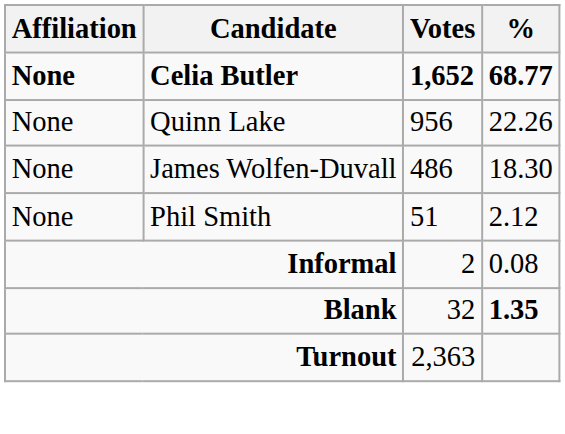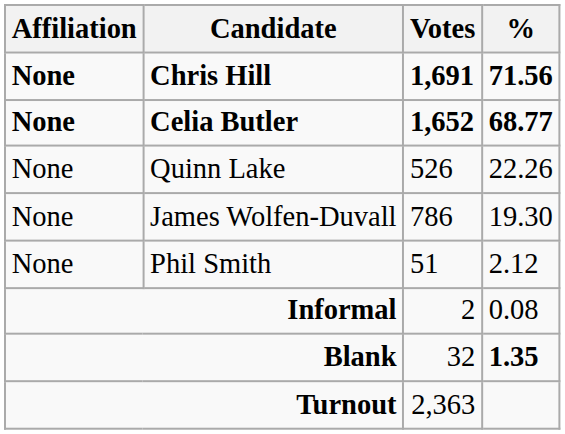+ row: (211, 75)
(431, 122) 956 -> (431, 169) 526
(431, 169) 486 -> (431, 216) 786
(521, 169) 18.30 -> (521, 216) 19.30
